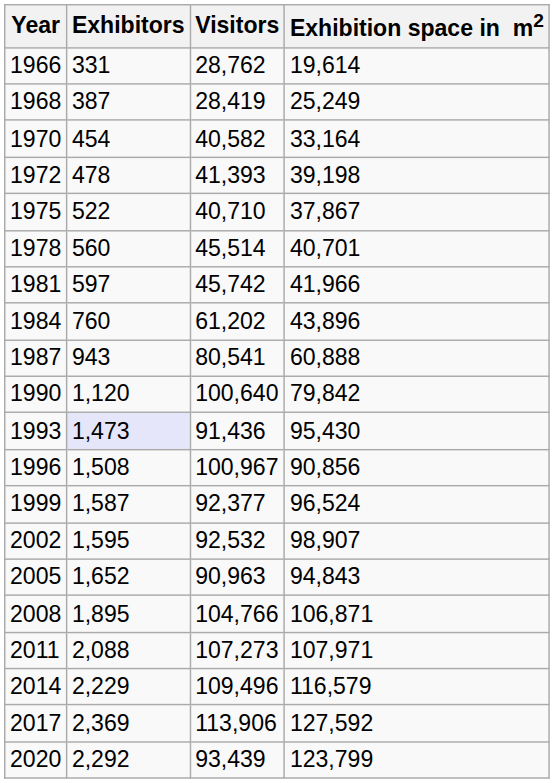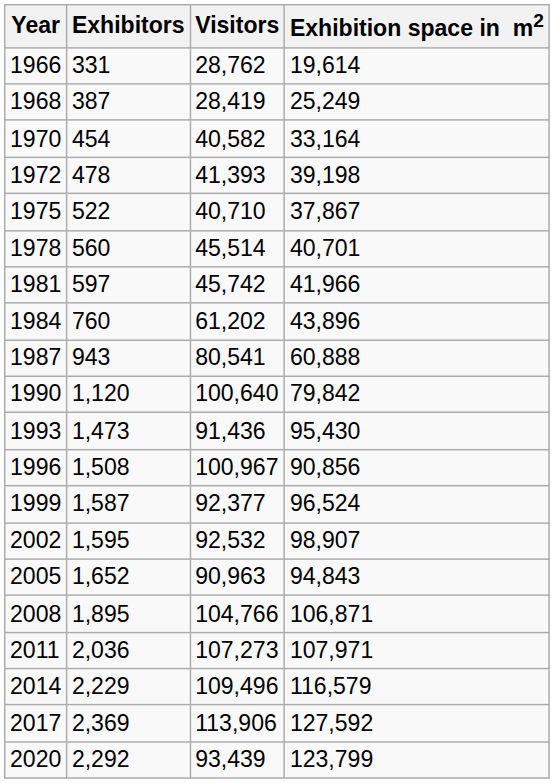(101, 430) lavender background -> (101, 430) no background
(101, 650) 2,088 -> (101, 650) 2,036
